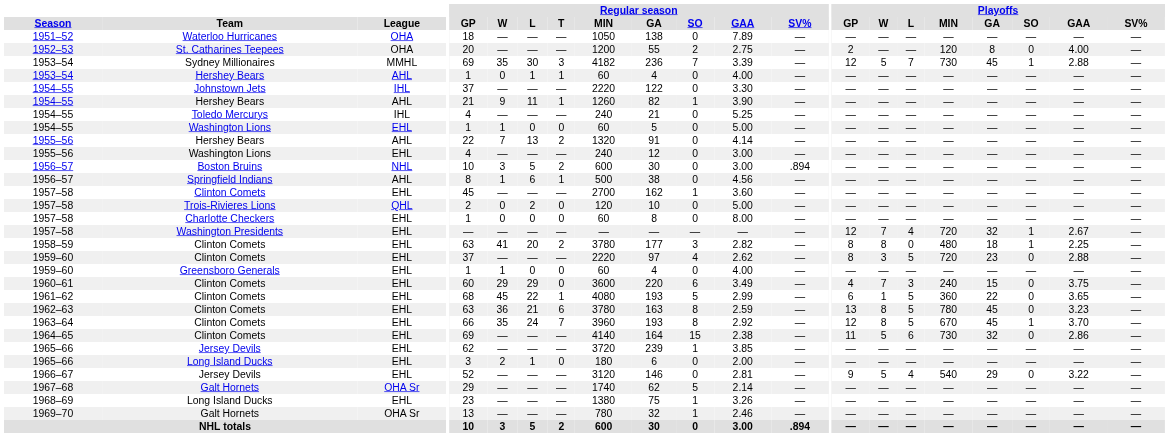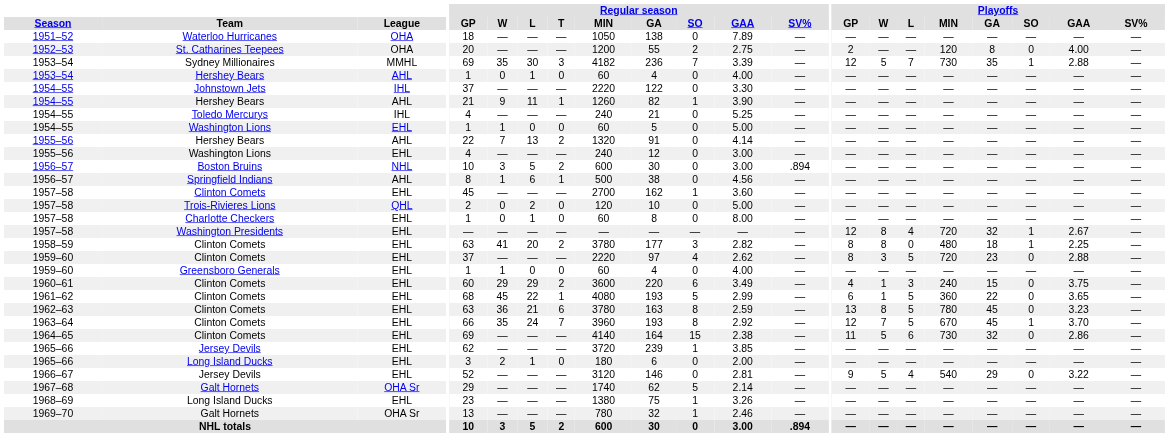(992, 62) 45 -> (992, 62) 35
(561, 75) 1 -> (561, 75) 0
(533, 218) 0 -> (533, 218) 1
(884, 231) 7 -> (884, 231) 8
(561, 283) 0 -> (561, 283) 2
(884, 283) 7 -> (884, 283) 1
(884, 322) 8 -> (884, 322) 7
